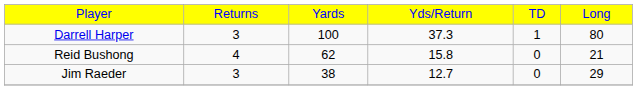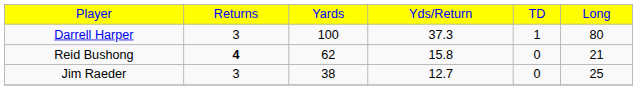(236, 54) normal -> (236, 54) bold
(596, 74) 29 -> (596, 74) 25
